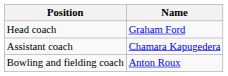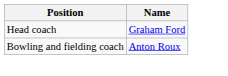- row: (40, 46)
